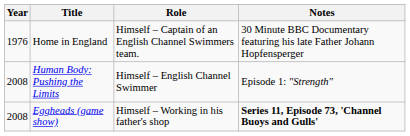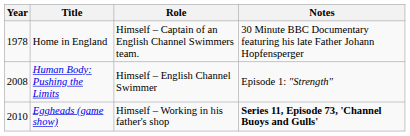(17, 41) 1976 -> (17, 41) 1978
(17, 116) 2008 -> (17, 116) 2010
